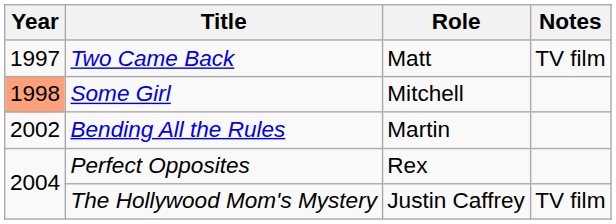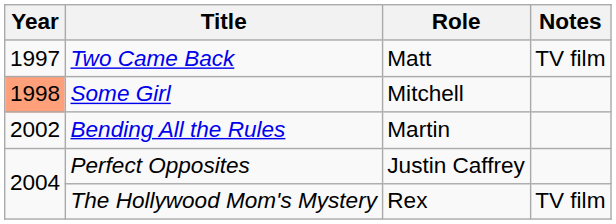(407, 165) Rex -> (456, 165) Justin Caffrey
(456, 201) Justin Caffrey -> (407, 201) Rex
